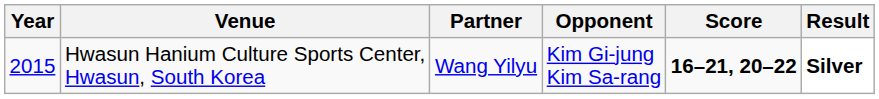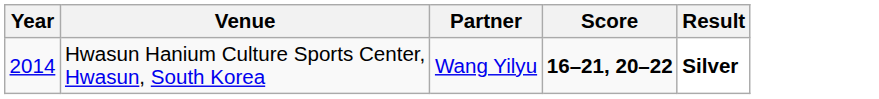- column: (604, 21)
(32, 65) 2015 -> (32, 65) 2014
